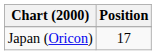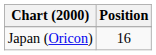(124, 38) 17 -> (124, 38) 16
